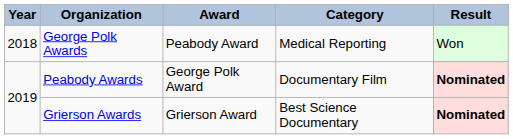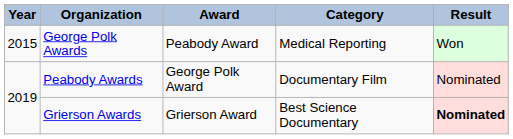(22, 43) 2018 -> (22, 43) 2015
(471, 79) bold -> (469, 79) normal
